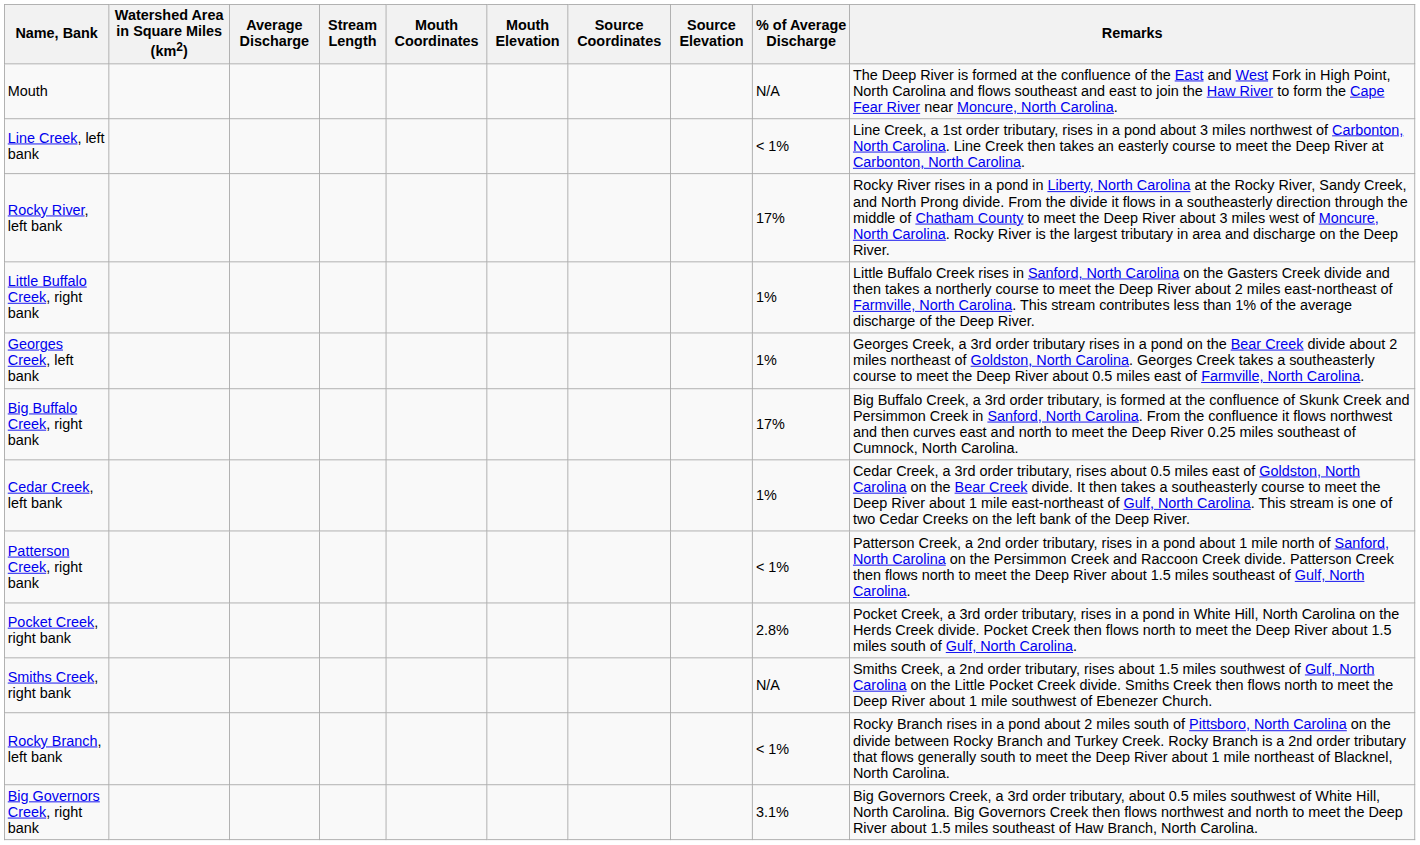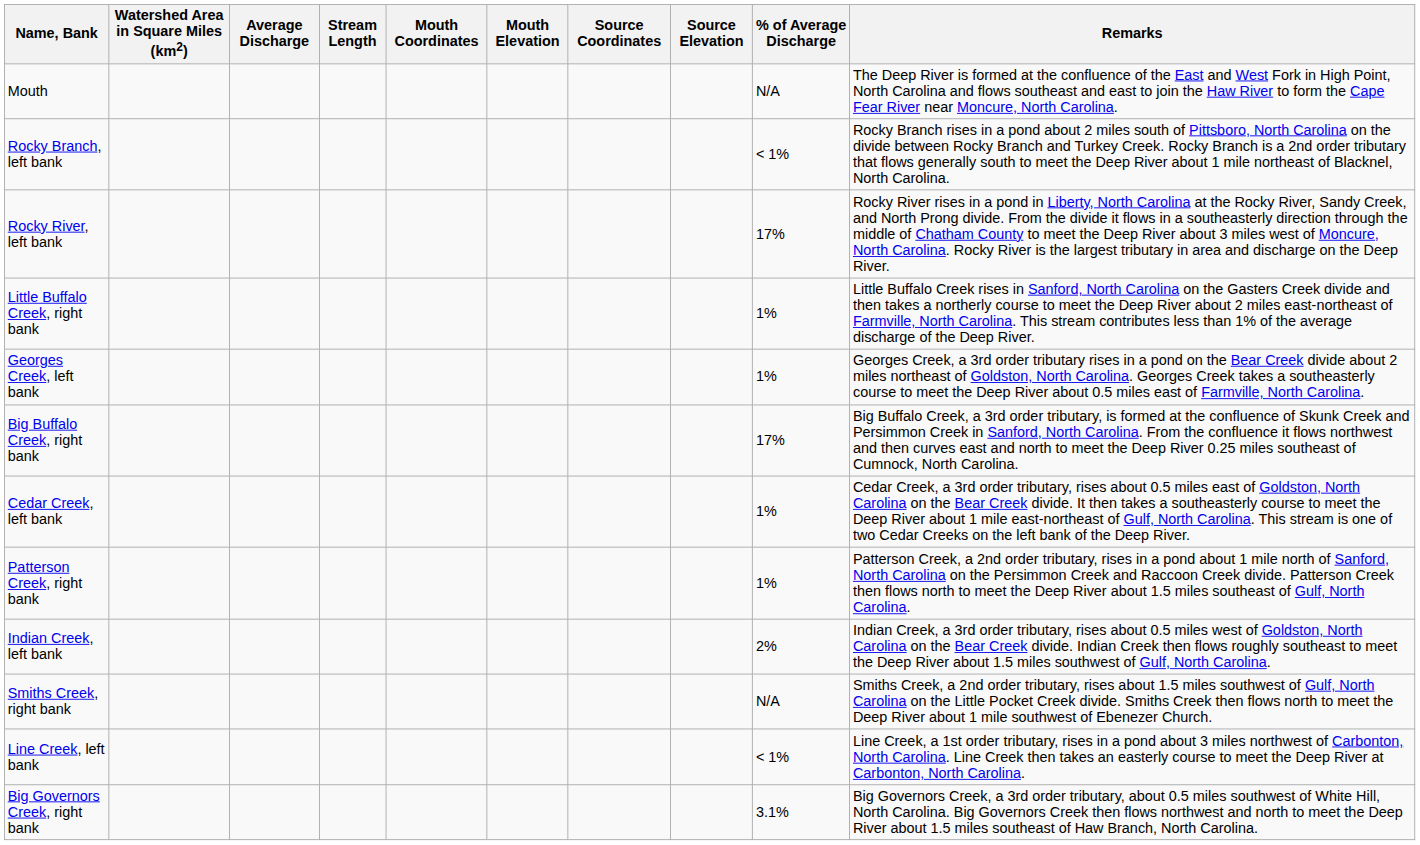rows swapped: (55, 748) <-> (56, 146)
(773, 567) < 1% -> (766, 583) 1%
- row: (53, 630)
+ row: (51, 646)
